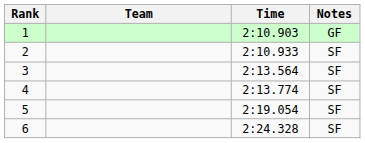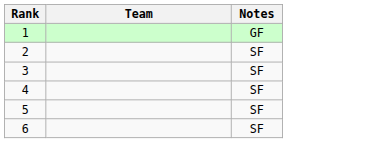- column: (270, 14)
